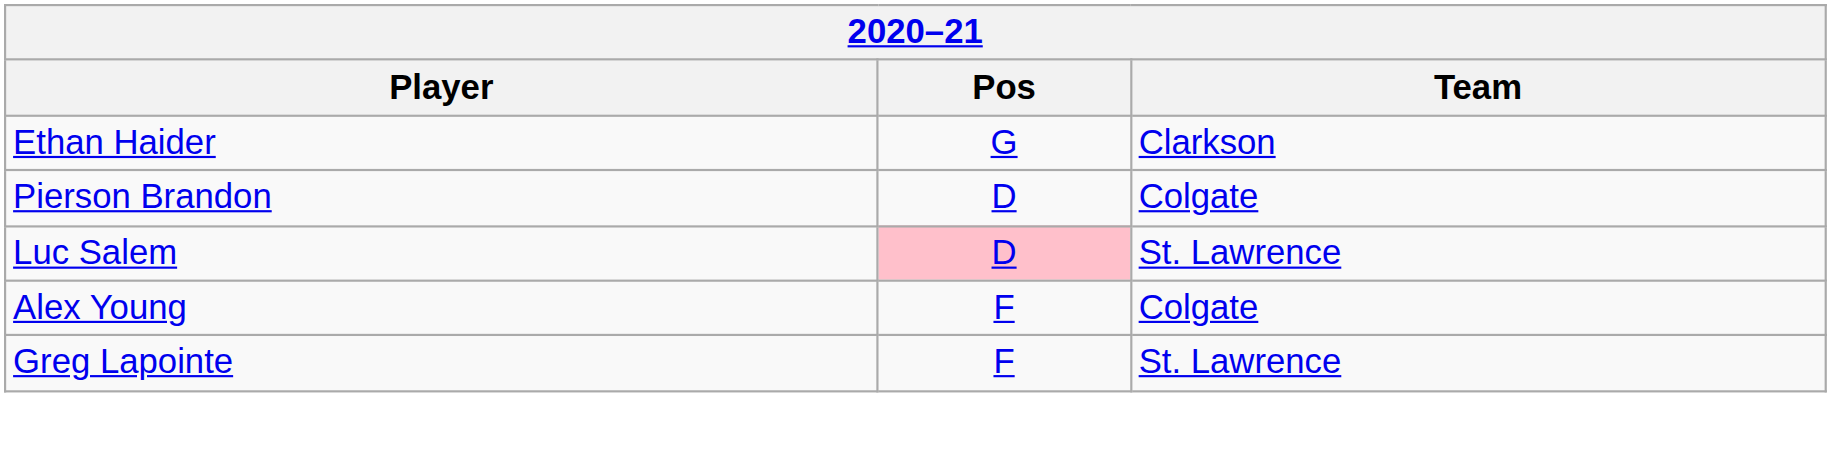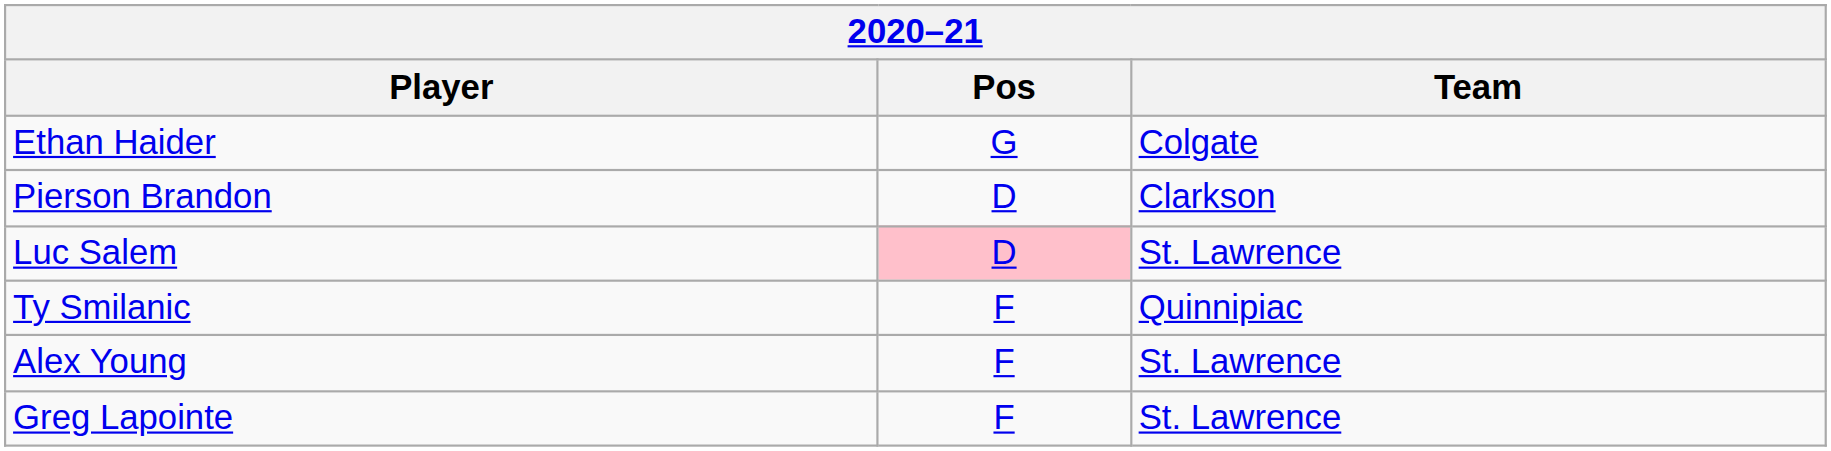(1207, 142) Clarkson -> (1198, 142) Colgate
(1198, 197) Colgate -> (1207, 197) Clarkson
+ row: (102, 307)
(1198, 307) Colgate -> (1240, 362) St. Lawrence
